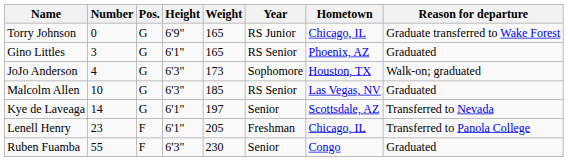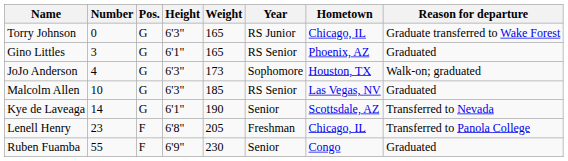(175, 33) 6'9" -> (175, 33) 6'3"
(215, 109) 197 -> (215, 109) 190
(175, 128) 6'1" -> (175, 128) 6'8"
(175, 147) 6'3" -> (175, 147) 6'9"
